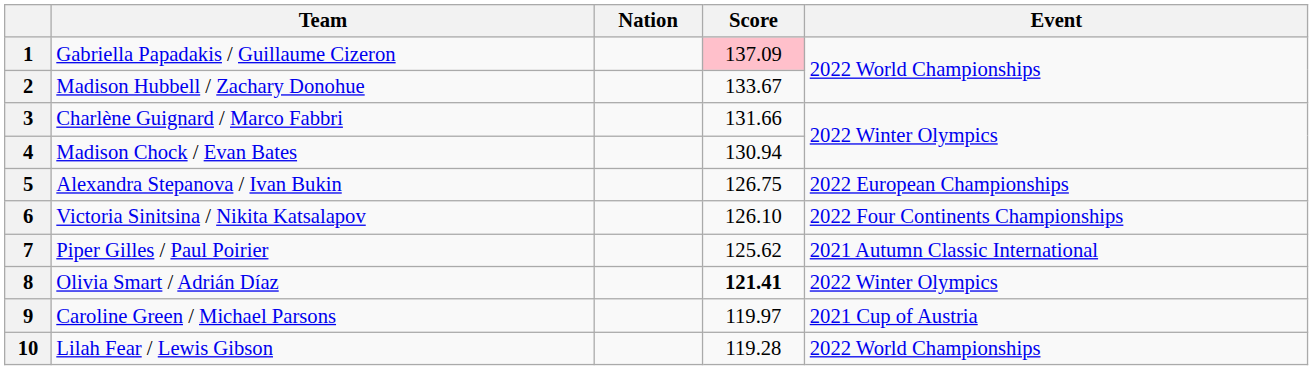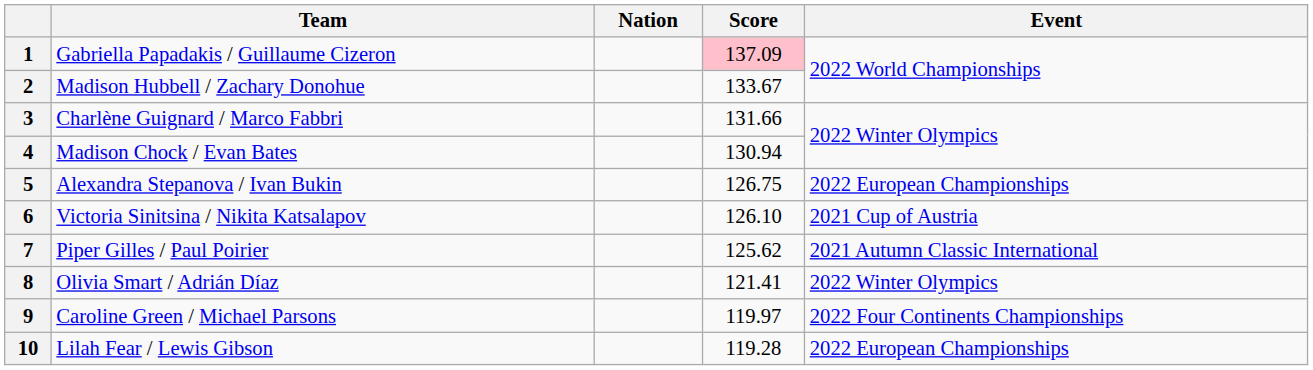(967, 217) 2022 Four Continents Championships -> (894, 217) 2021 Cup of Austria
(753, 282) bold -> (753, 282) normal
(894, 315) 2021 Cup of Austria -> (967, 315) 2022 Four Continents Championships
(925, 348) 2022 World Championships -> (939, 348) 2022 European Championships
